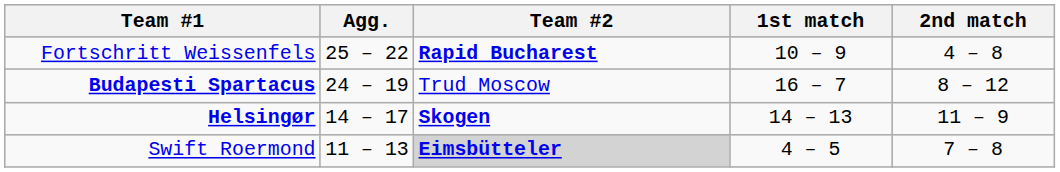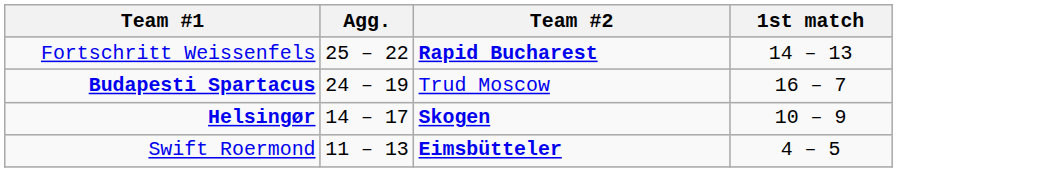- column: (973, 21)
(811, 53) 10 – 9 -> (811, 53) 14 – 13
(811, 118) 14 – 13 -> (811, 118) 10 – 9
(490, 151) lightgrey background -> (490, 151) no background
